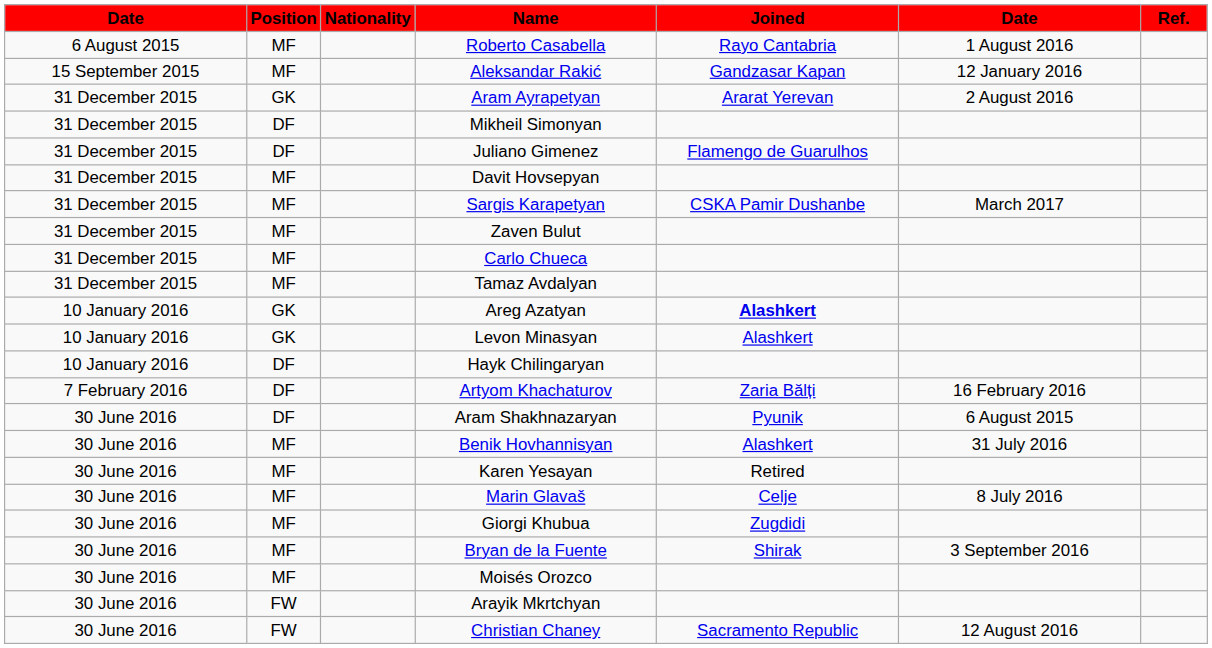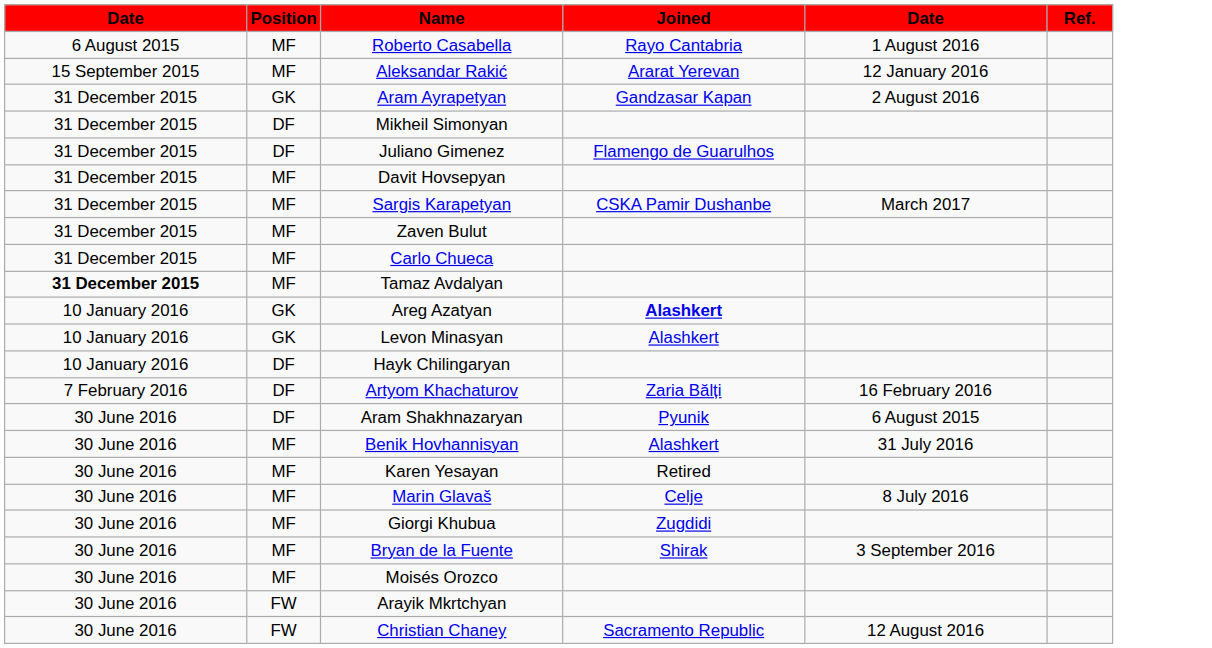- column: (368, 18)
(778, 72) Gandzasar Kapan -> (684, 72) Ararat Yerevan
(778, 98) Ararat Yerevan -> (684, 98) Gandzasar Kapan
(126, 284) normal -> (126, 284) bold
